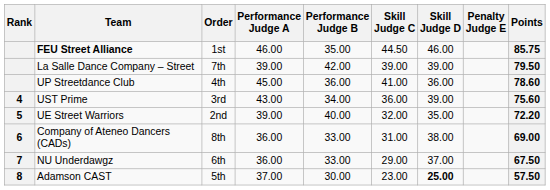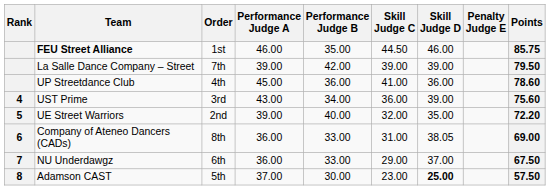(440, 138) 38.00 -> (440, 138) 38.05
